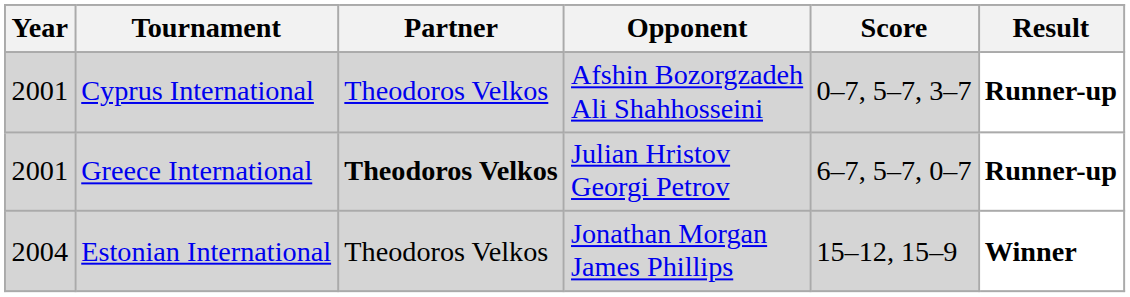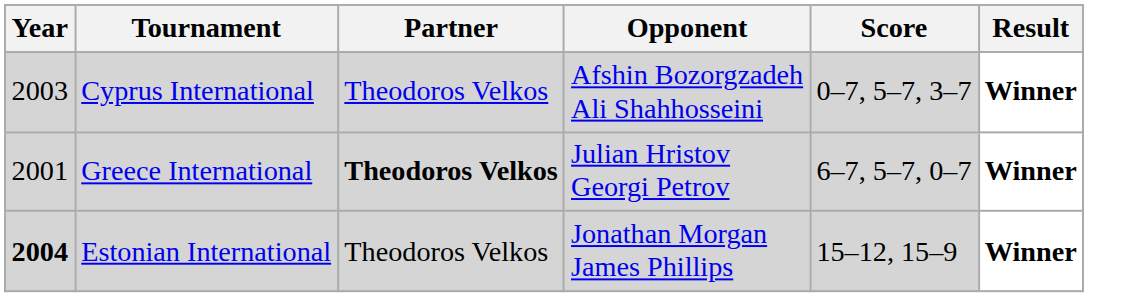(40, 91) 2001 -> (40, 91) 2003
(1051, 91) Runner-up -> (1031, 91) Winner
(1051, 171) Runner-up -> (1031, 171) Winner
(40, 251) normal -> (40, 251) bold
